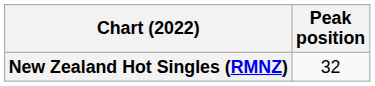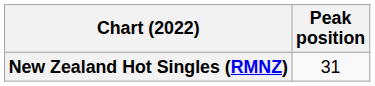(331, 66) 32 -> (331, 66) 31
